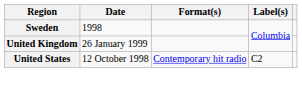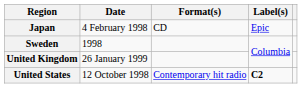+ row: (42, 28)
(257, 59) normal -> (257, 75) bold
